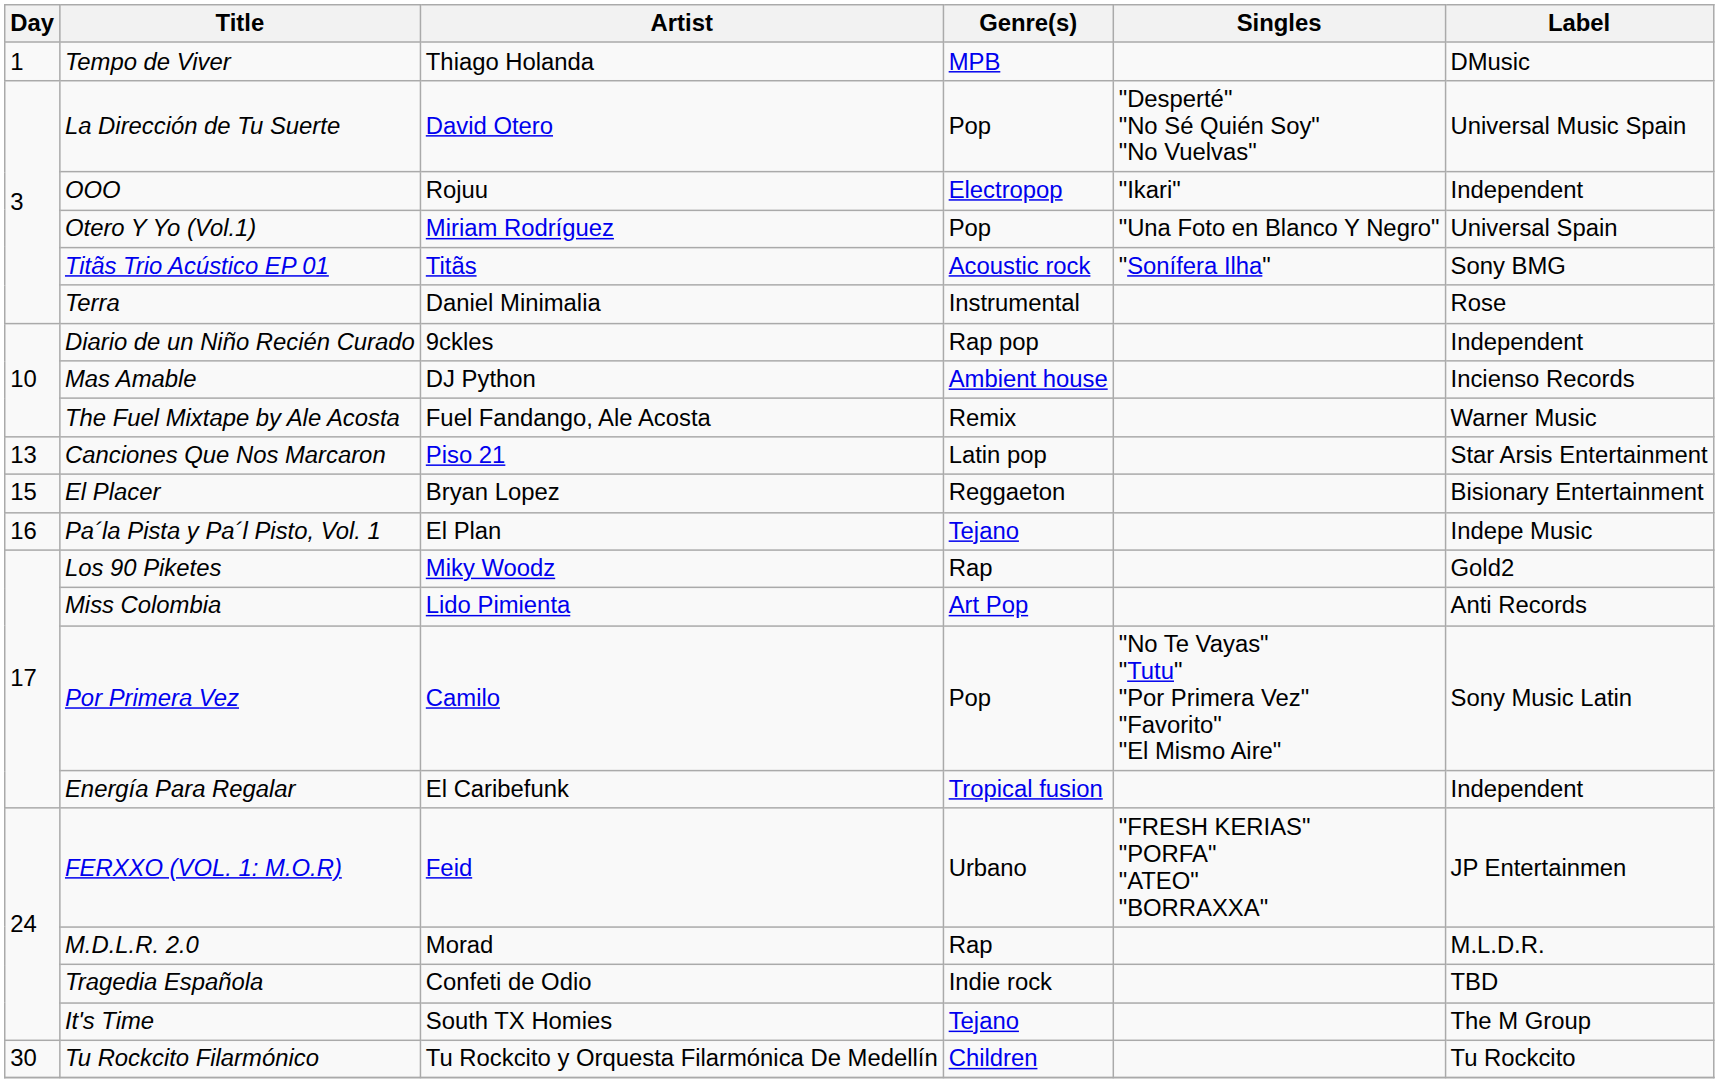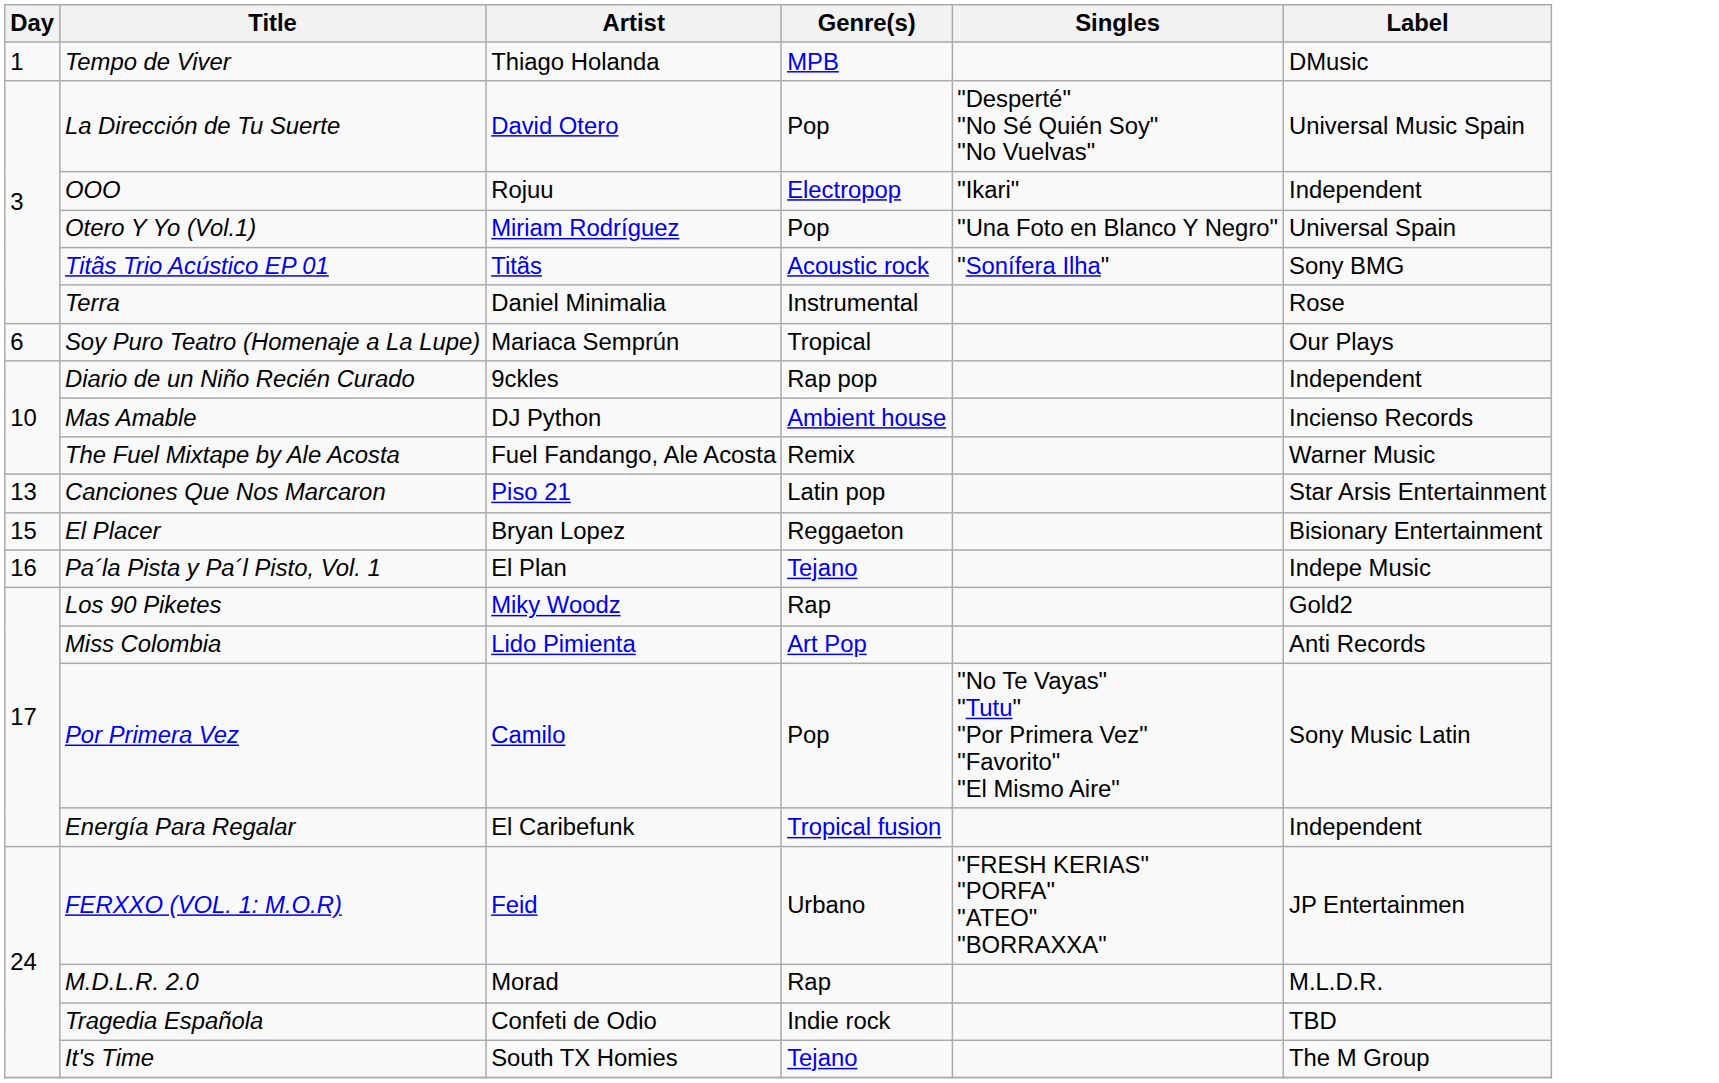+ row: (273, 341)
- row: (192, 1058)
